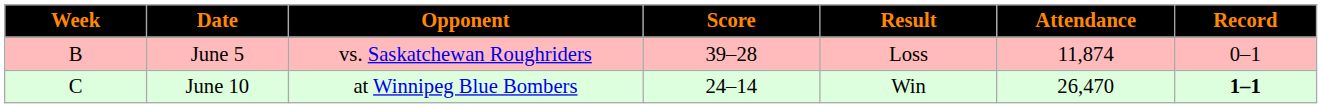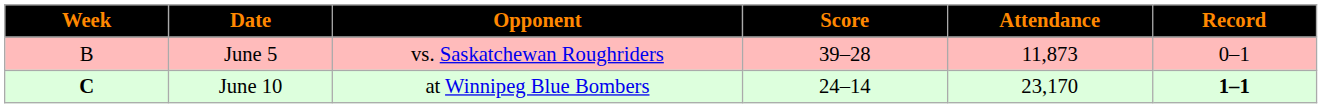- column: (909, 20)
(1086, 53) 11,874 -> (1050, 53) 11,873
(76, 86) normal -> (87, 86) bold
(1086, 86) 26,470 -> (1050, 86) 23,170
